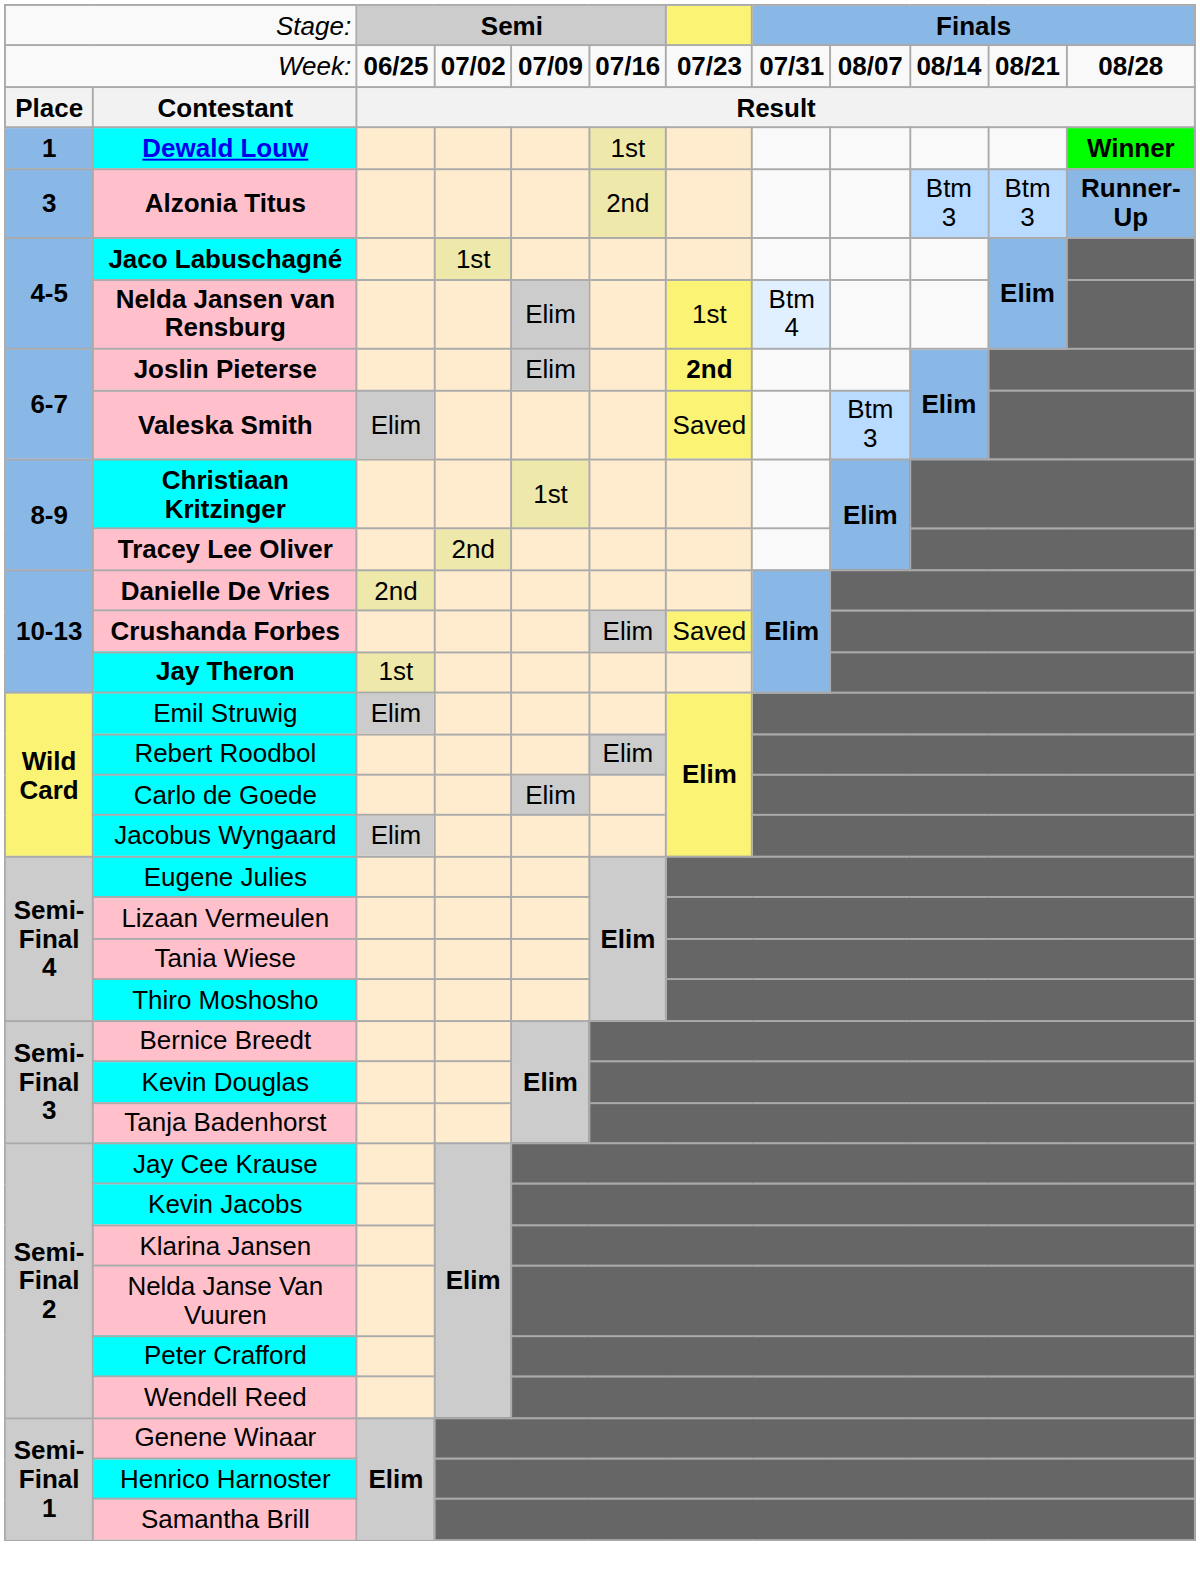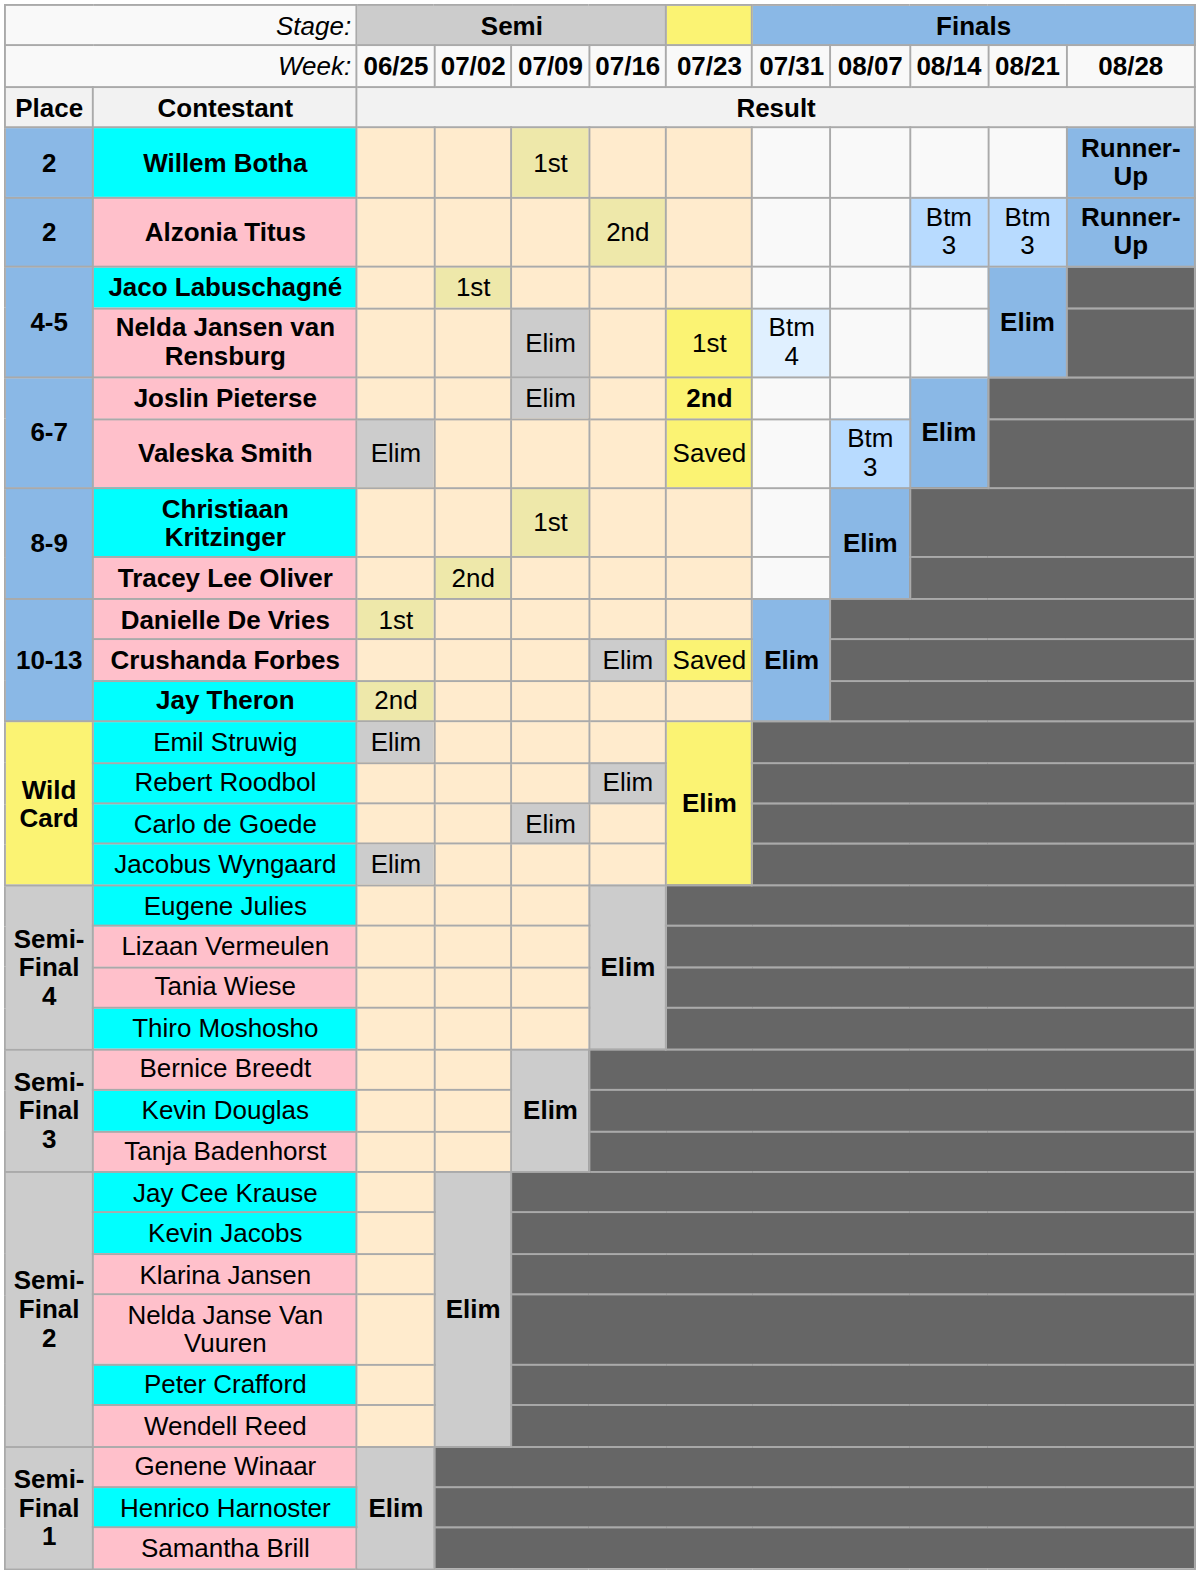- row: (225, 148)
+ row: (225, 162)
(49, 203) 3 -> (49, 232) 2
(396, 590) 2nd -> (396, 619) 1st
(396, 672) 1st -> (396, 701) 2nd
